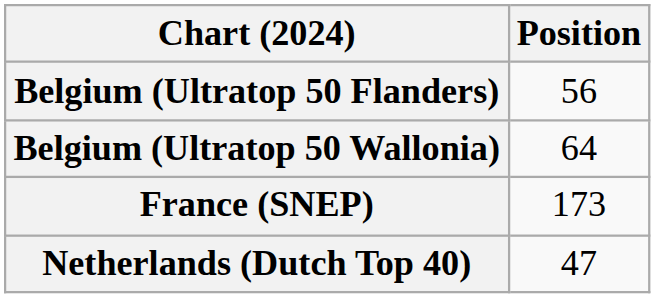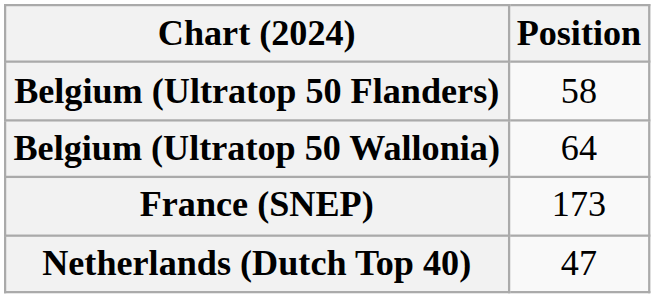(579, 90) 56 -> (579, 90) 58
